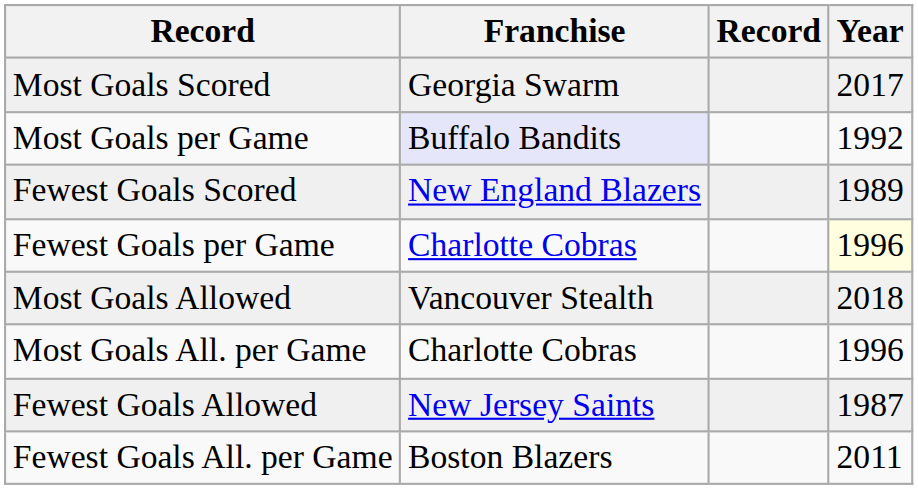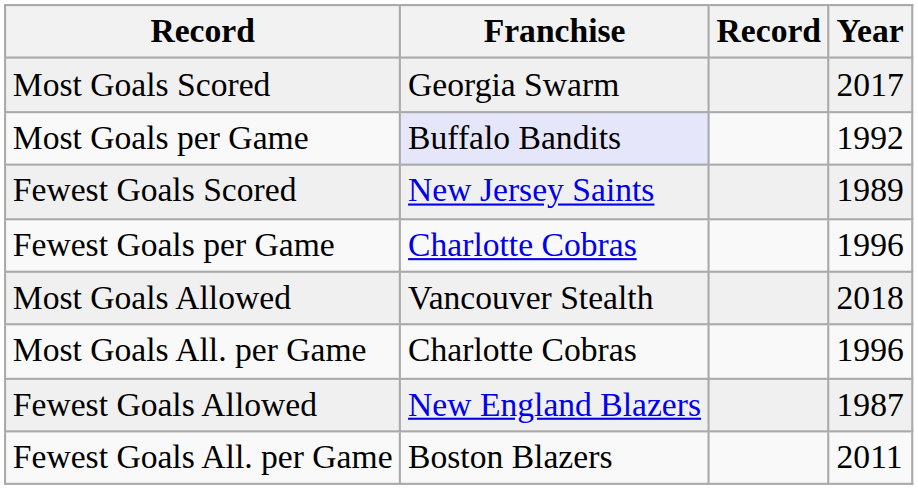(555, 191) New England Blazers -> (531, 191) New Jersey Saints
(870, 244) lightyellow background -> (870, 244) no background
(531, 404) New Jersey Saints -> (555, 404) New England Blazers
